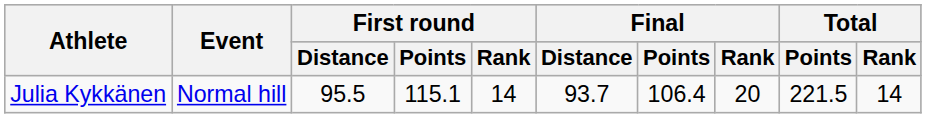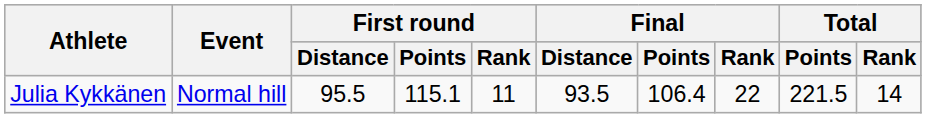(504, 95) 14 -> (504, 95) 11
(587, 95) 93.7 -> (587, 95) 93.5
(748, 95) 20 -> (748, 95) 22
